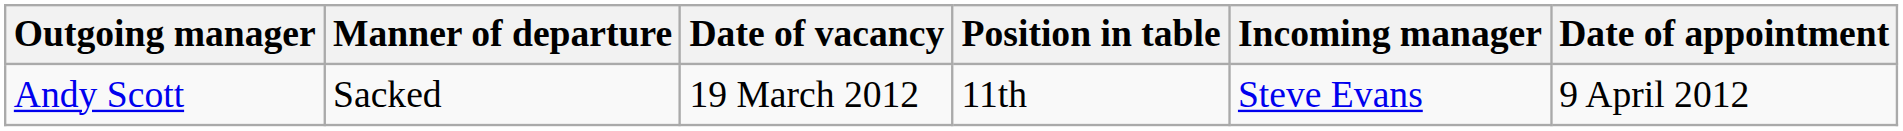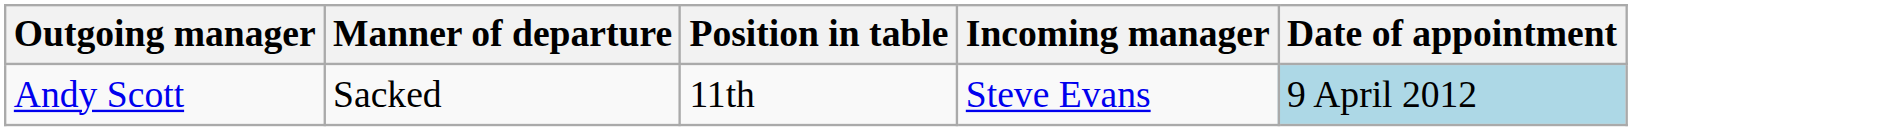- column: (817, 34)
(1654, 93) no background -> (1382, 93) lightblue background
